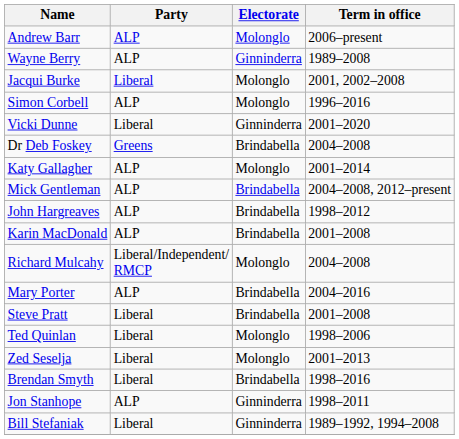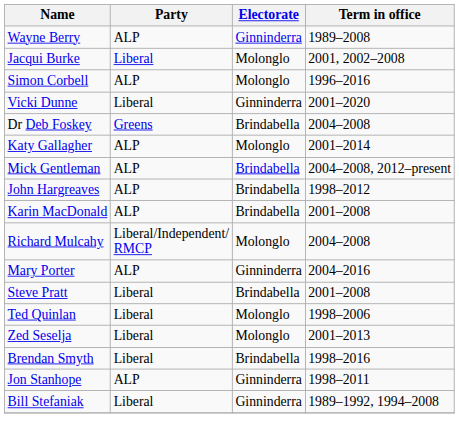- row: (44, 37)
(268, 292) Brindabella -> (269, 270) Ginninderra
